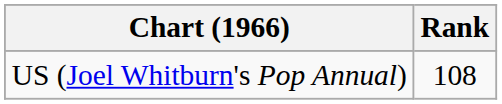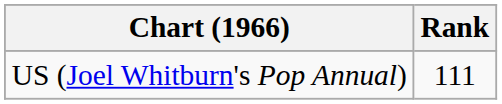(455, 74) 108 -> (455, 74) 111
